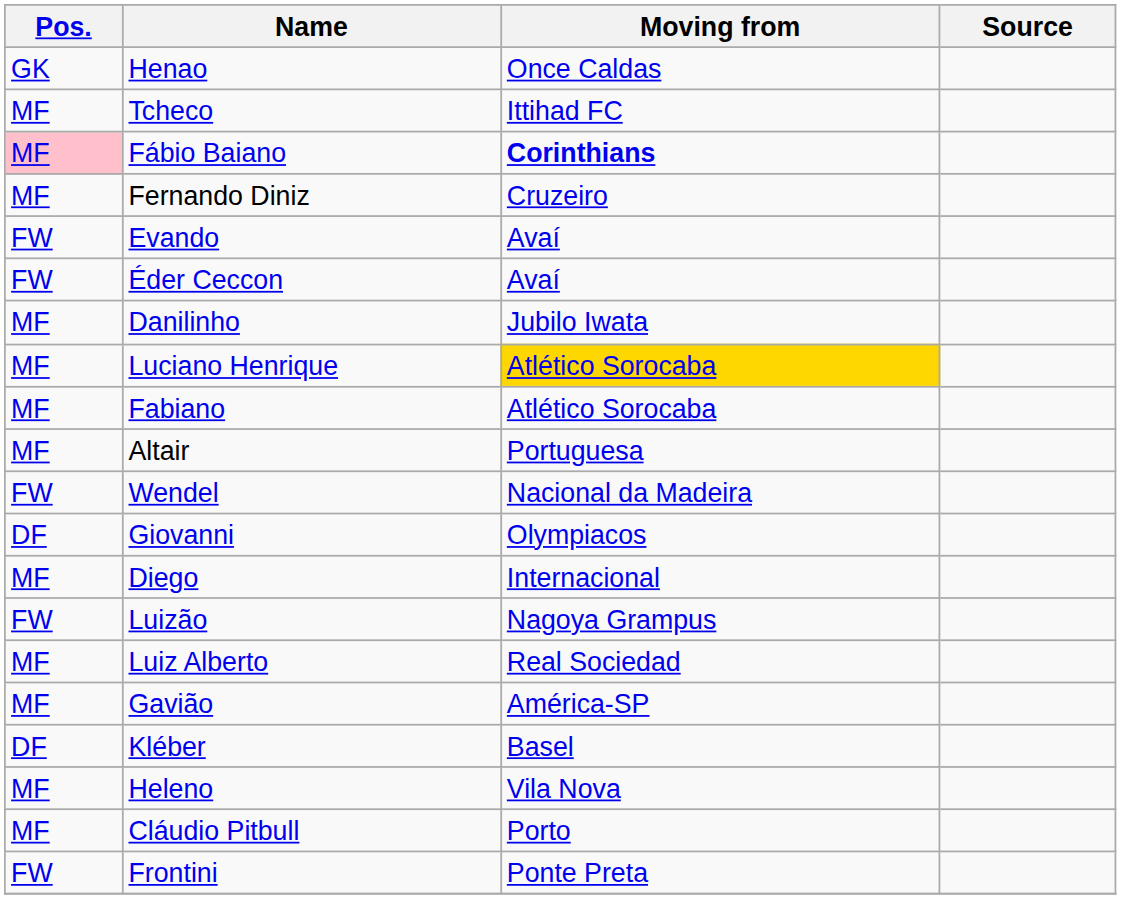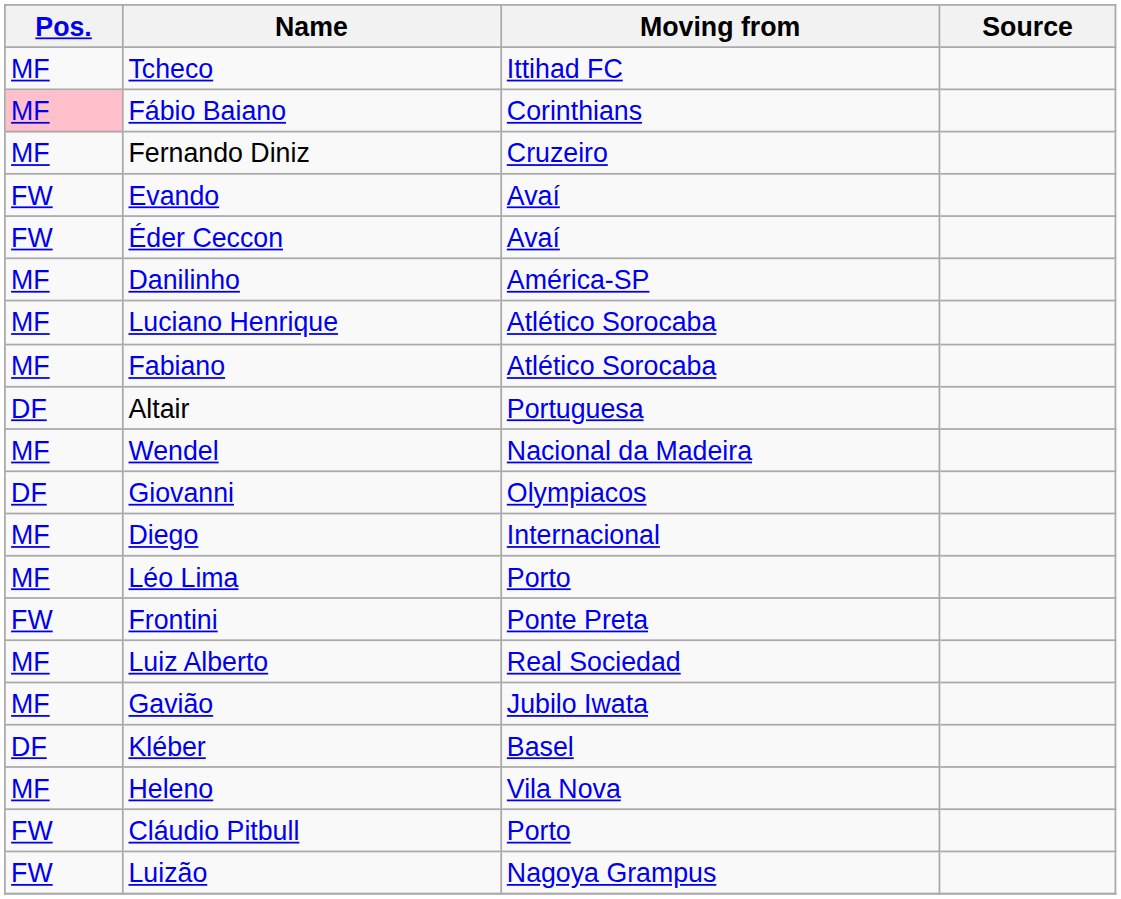- row: (168, 69)
(581, 153) bold -> (574, 111) normal
(577, 323) Jubilo Iwata -> (578, 280) América-SP
(612, 365) gold background -> (612, 323) no background
(30, 450) MF -> (29, 407) DF
(32, 492) FW -> (30, 450) MF
+ row: (183, 577)
rows swapped: (173, 873) <-> (168, 619)
(578, 704) América-SP -> (577, 704) Jubilo Iwata
(30, 831) MF -> (32, 831) FW
